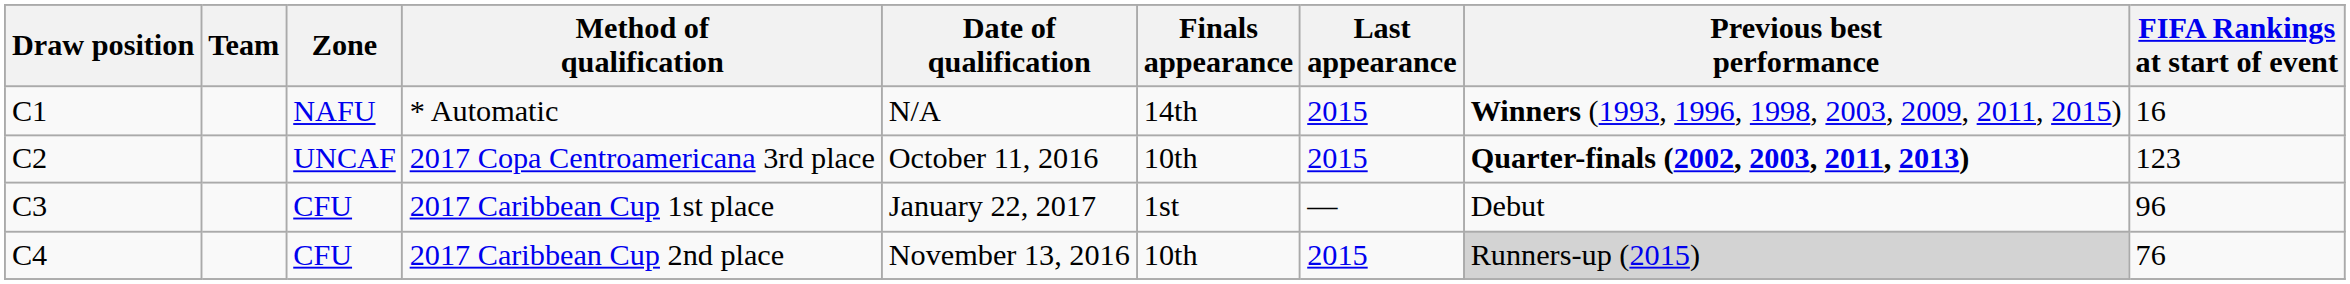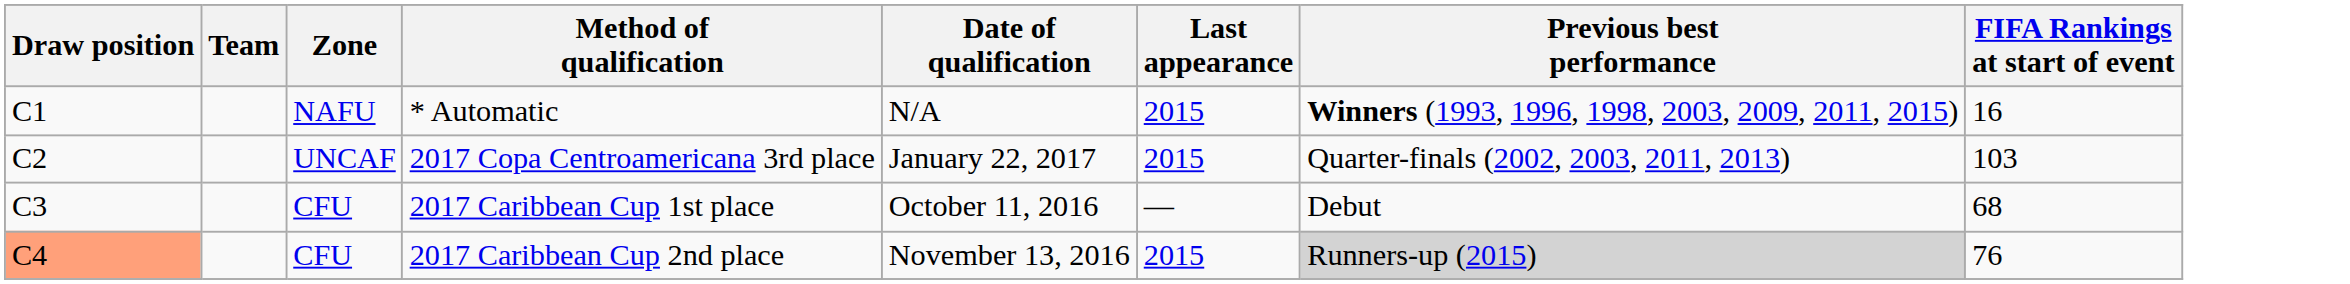- column: (1219, 45)
(994, 158) October 11, 2016 -> (993, 158) January 22, 2017
(1720, 158) bold -> (1549, 158) normal
(2158, 158) 123 -> (1995, 158) 103
(993, 206) January 22, 2017 -> (994, 206) October 11, 2016
(2151, 206) 96 -> (1987, 206) 68
(30, 254) no background -> (30, 254) lightsalmon background
